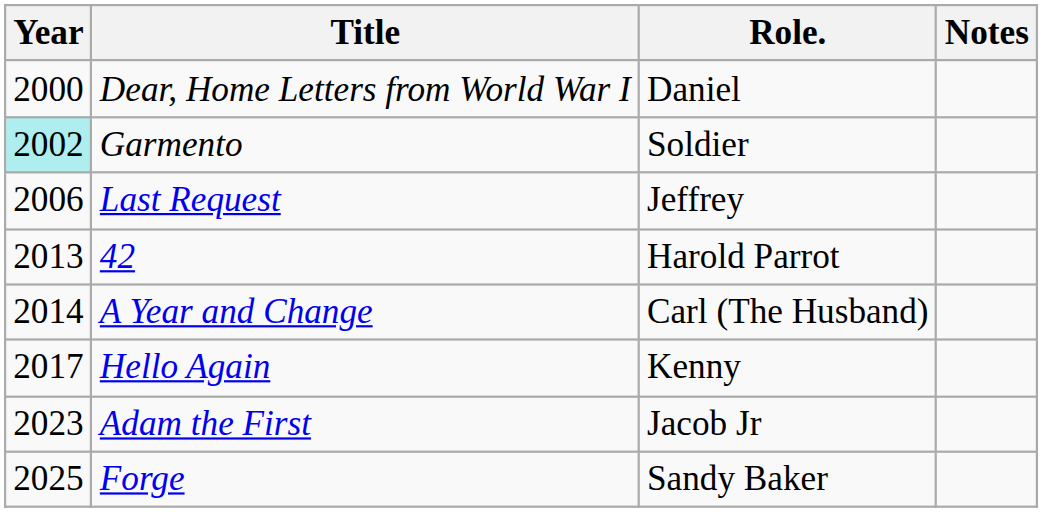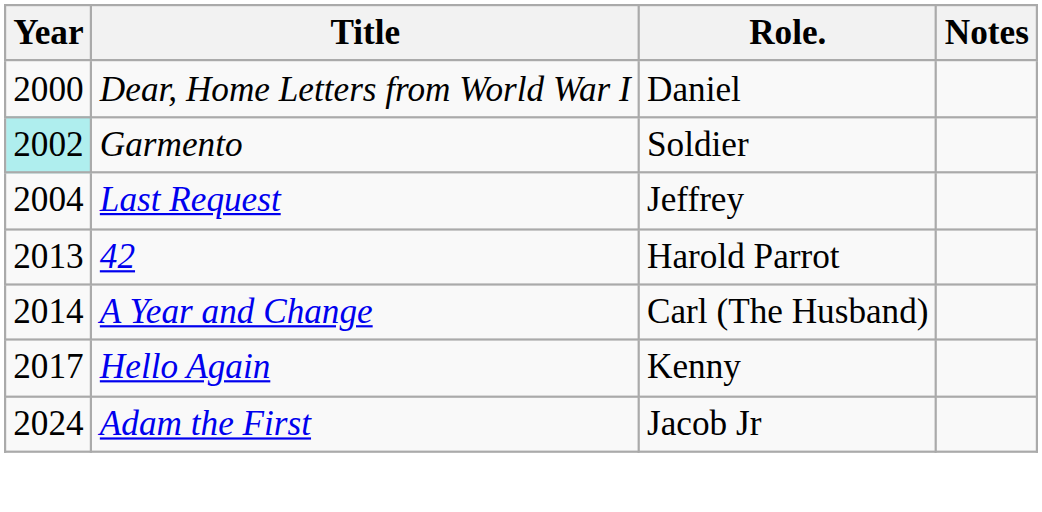(48, 199) 2006 -> (48, 199) 2004
(48, 423) 2023 -> (48, 423) 2024
- row: (142, 479)
